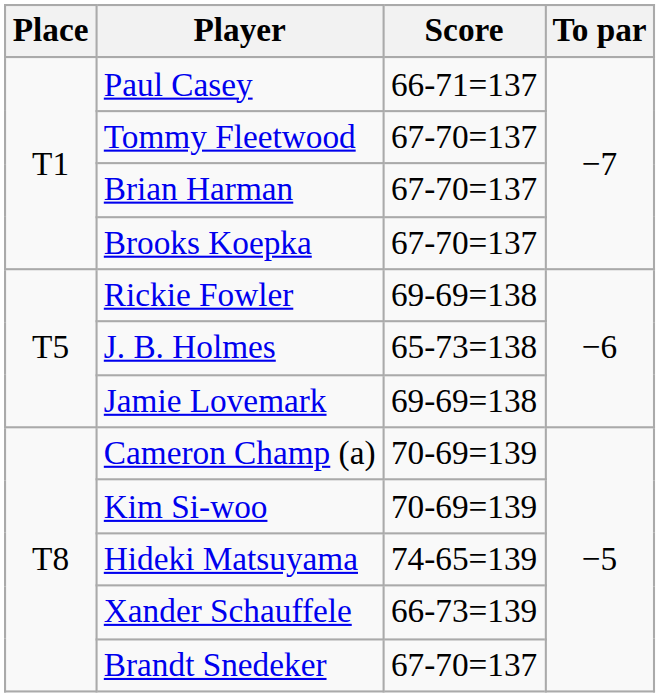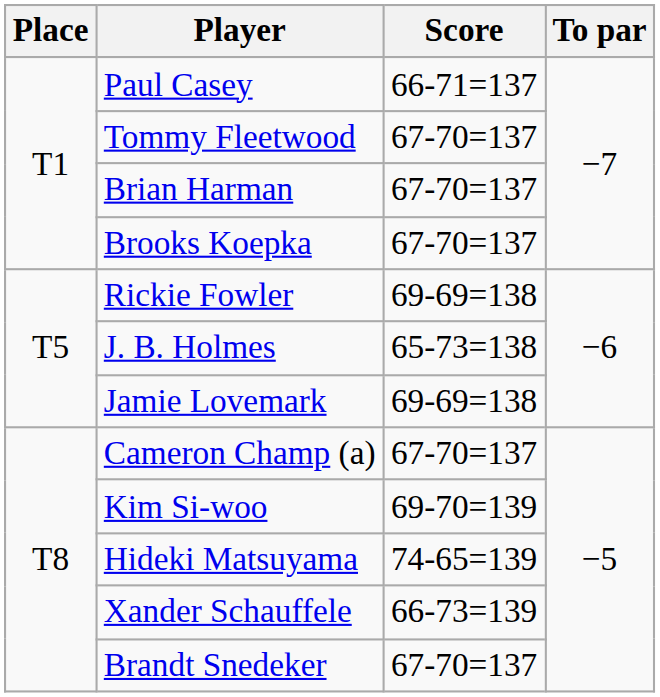(464, 453) 70-69=139 -> (464, 453) 67-70=137
(464, 505) 70-69=139 -> (464, 505) 69-70=139
